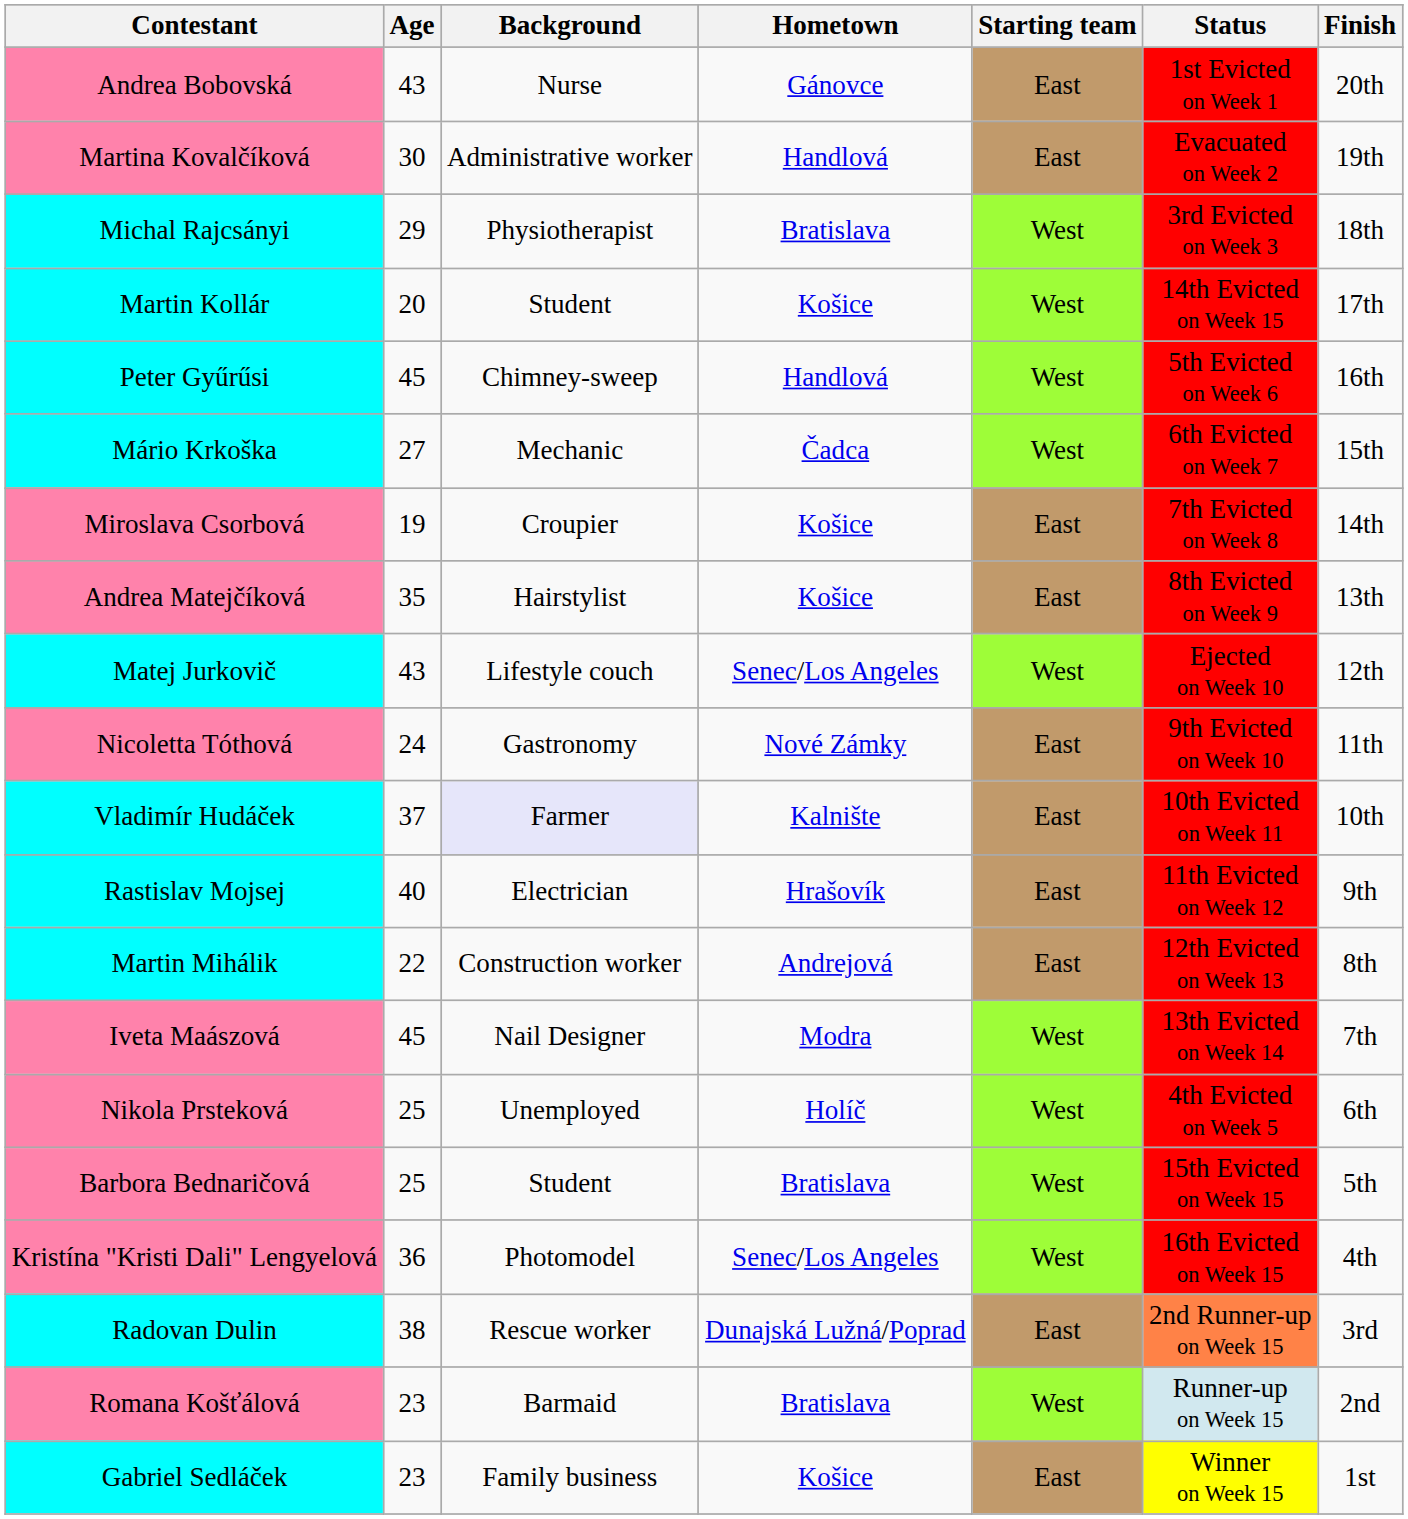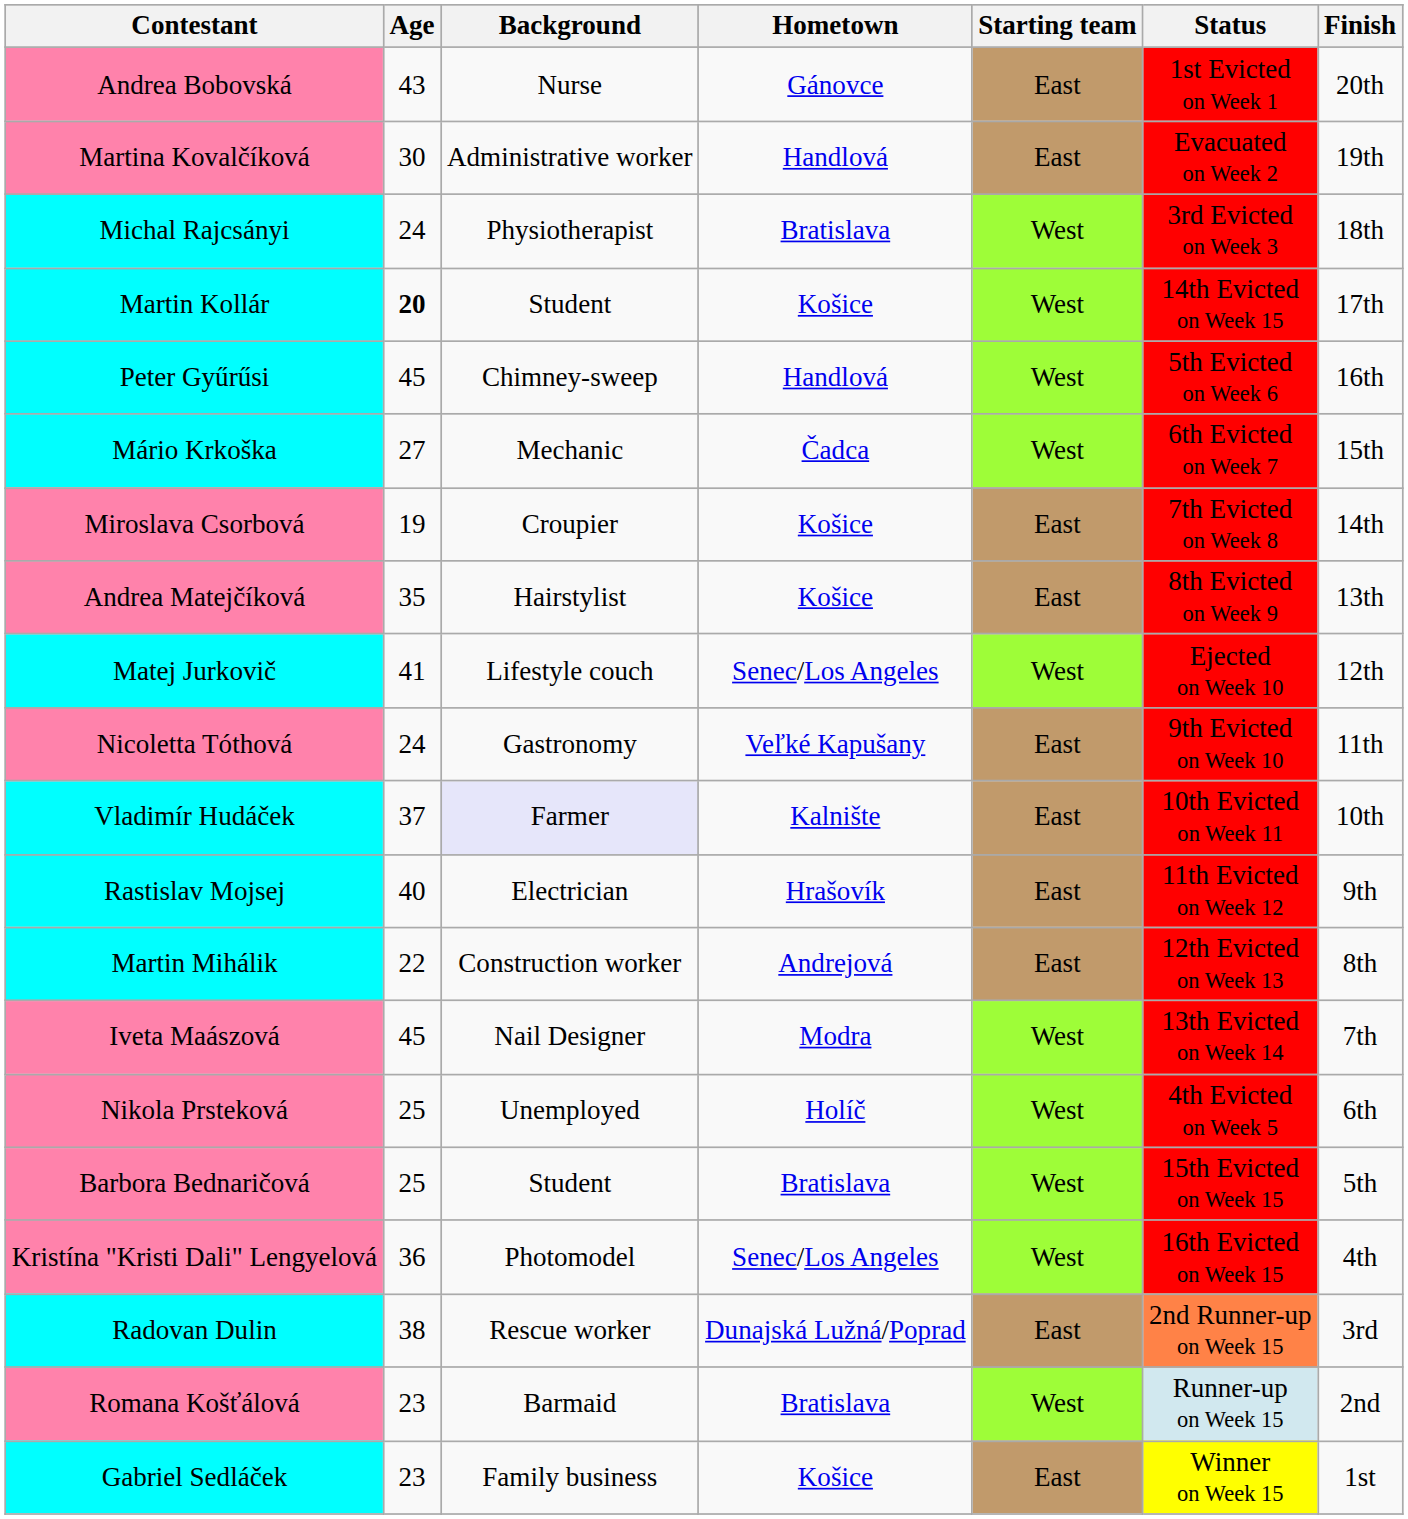(412, 230) 29 -> (412, 230) 24
(412, 303) normal -> (412, 303) bold
(412, 670) 43 -> (412, 670) 41
(835, 743) Nové Zámky -> (835, 743) Veľké Kapušany
